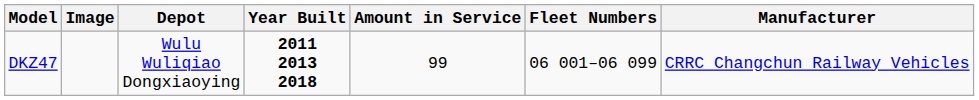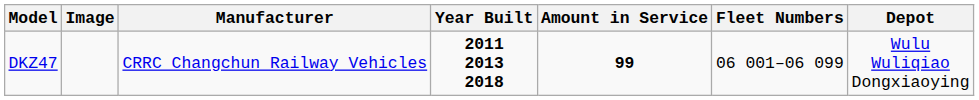columns swapped: (817, 18) <-> (181, 18)
(438, 64) normal -> (625, 64) bold
